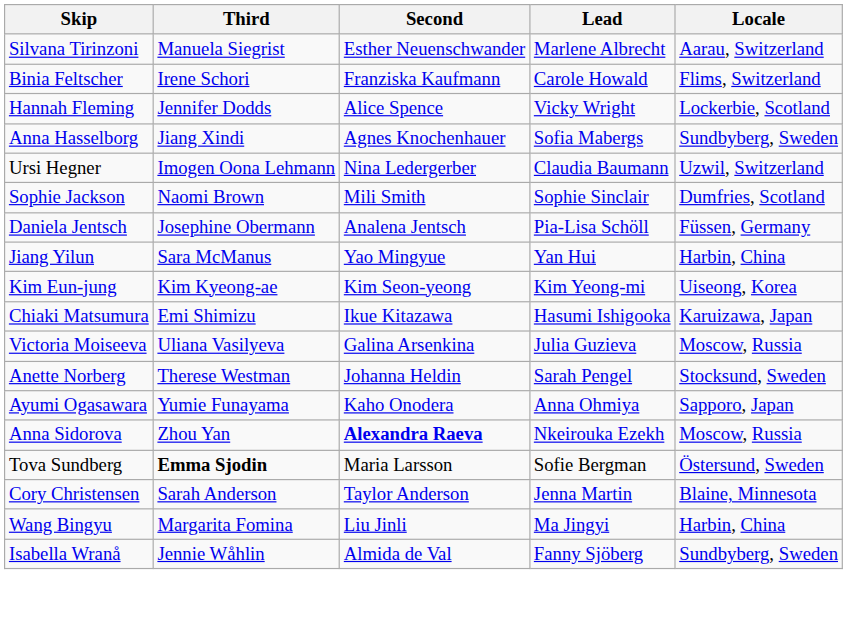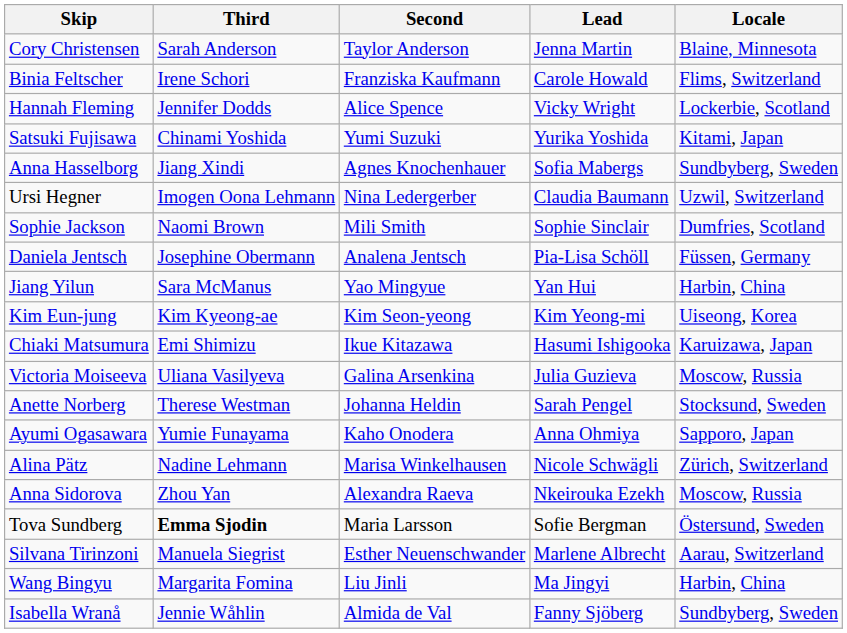rows swapped: (74, 494) <-> (74, 49)
+ row: (73, 138)
+ row: (48, 464)
(413, 434) bold -> (409, 494) normal
